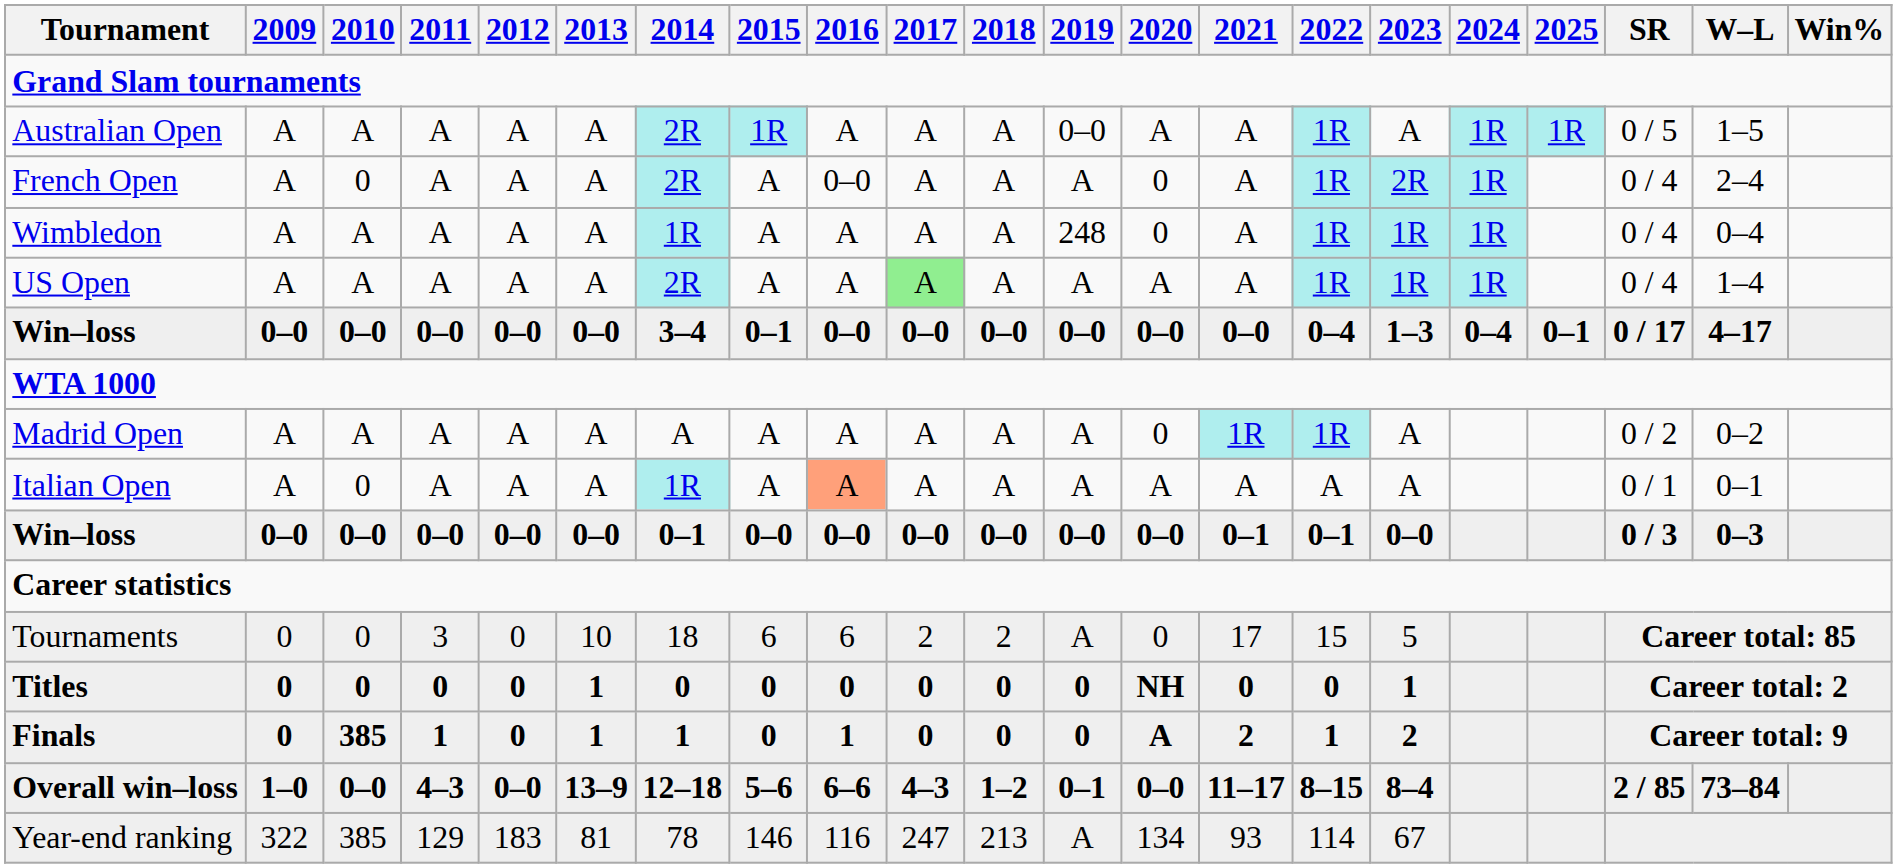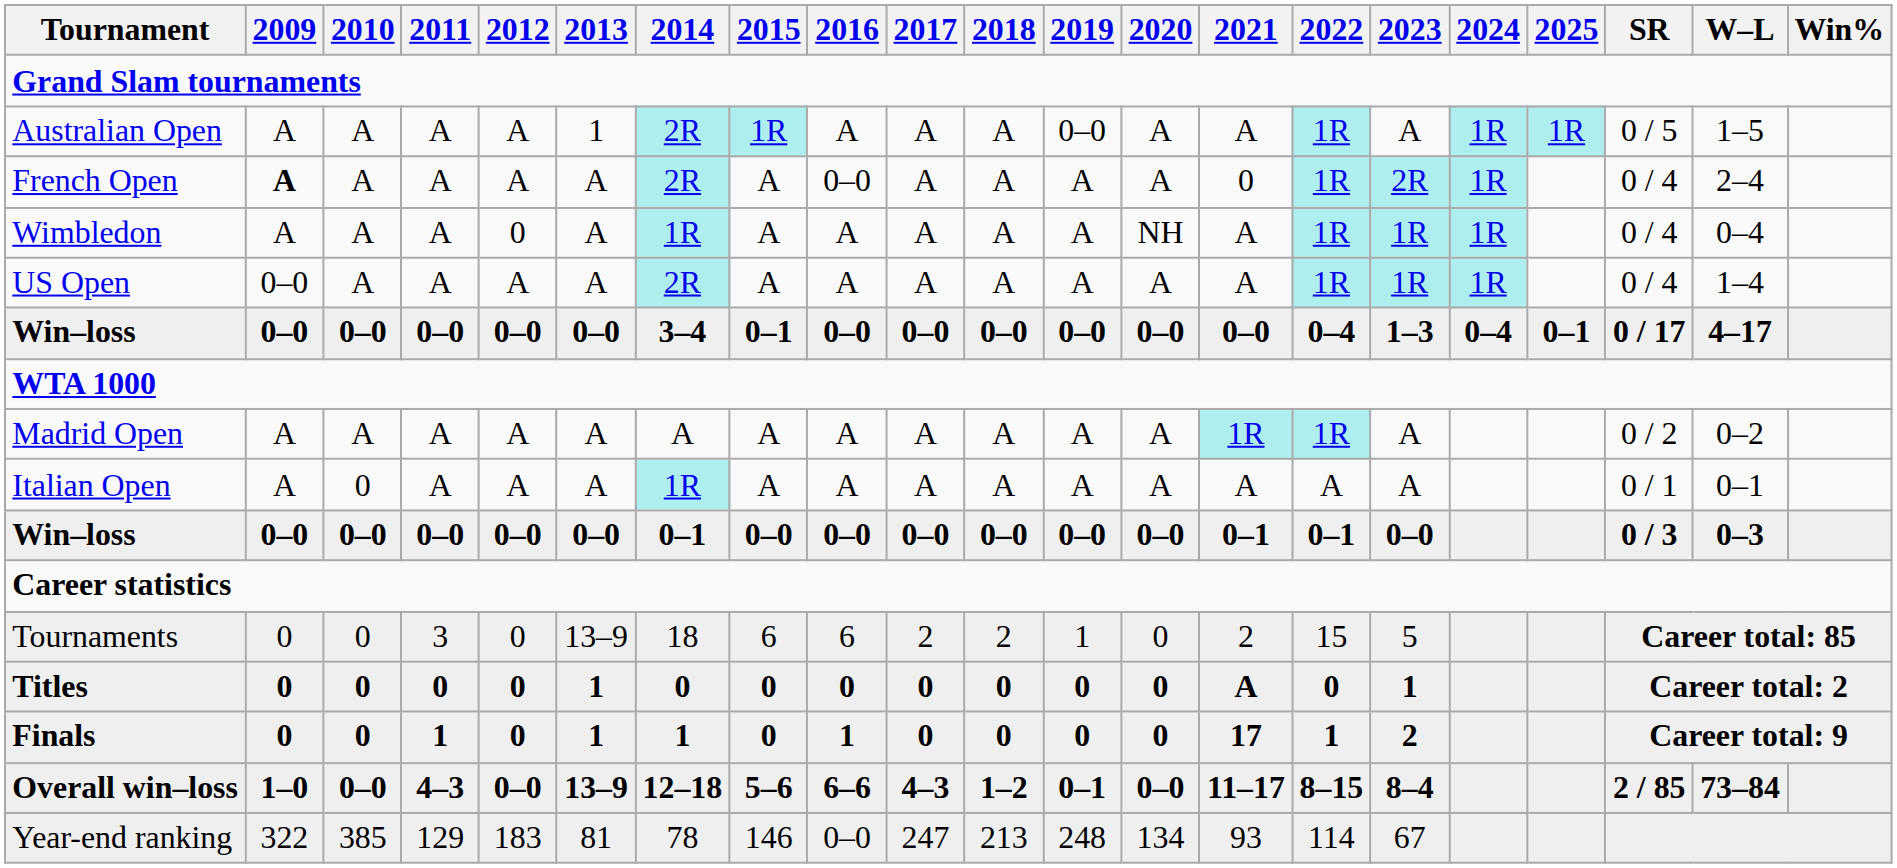(596, 130) A -> (596, 130) 1
(284, 181) normal -> (284, 181) bold
(363, 181) 0 -> (363, 181) A
(1161, 181) 0 -> (1161, 181) A
(1246, 181) A -> (1246, 181) 0
(518, 231) A -> (518, 231) 0
(1082, 231) 248 -> (1082, 231) A
(1161, 231) 0 -> (1160, 231) NH
(284, 282) A -> (284, 282) 0–0
(925, 282) lightgreen background -> (925, 282) no background
(1161, 433) 0 -> (1161, 433) A
(847, 484) lightsalmon background -> (847, 484) no background
(596, 635) 10 -> (596, 635) 13–9
(1082, 635) A -> (1082, 635) 1
(1246, 635) 17 -> (1246, 635) 2
(1161, 686) NH -> (1161, 686) 0
(1246, 686) 0 -> (1246, 686) A
(363, 736) 385 -> (363, 736) 0
(1161, 736) A -> (1161, 736) 0
(1246, 736) 2 -> (1246, 736) 17
(847, 837) 116 -> (847, 837) 0–0
(1082, 837) A -> (1082, 837) 248
